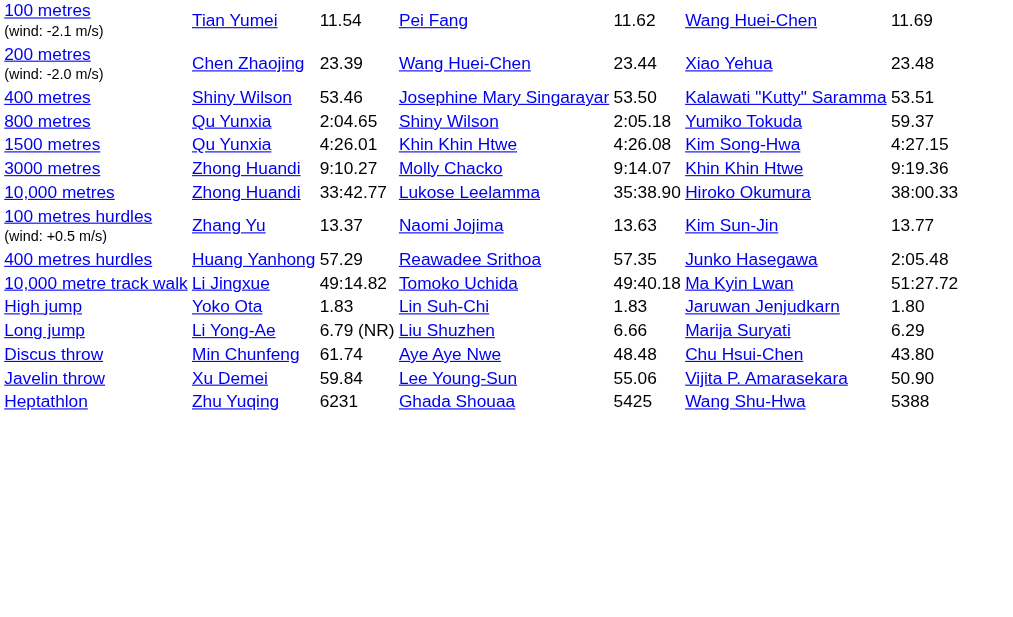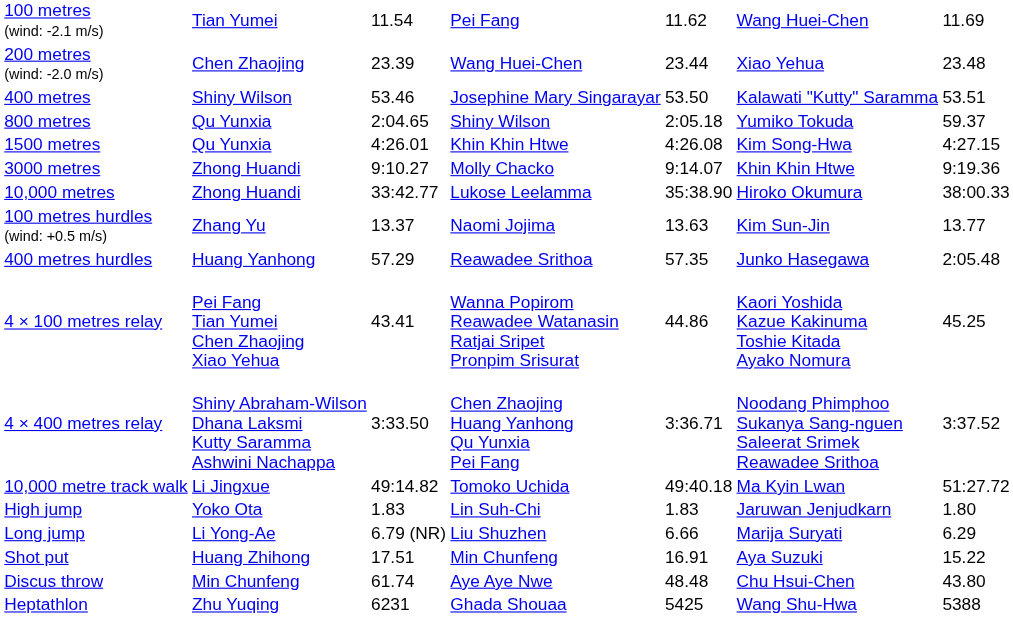+ row: (83, 321)
+ row: (83, 423)
+ row: (36, 557)
- row: (55, 378)
